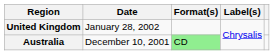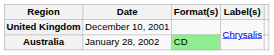(122, 27) January 28, 2002 -> (127, 27) December 10, 2001
(127, 42) December 10, 2001 -> (122, 42) January 28, 2002
